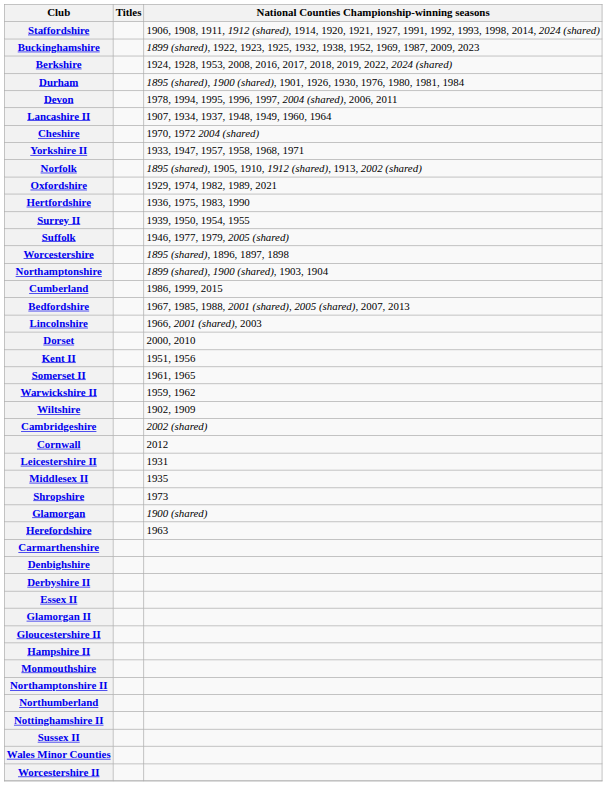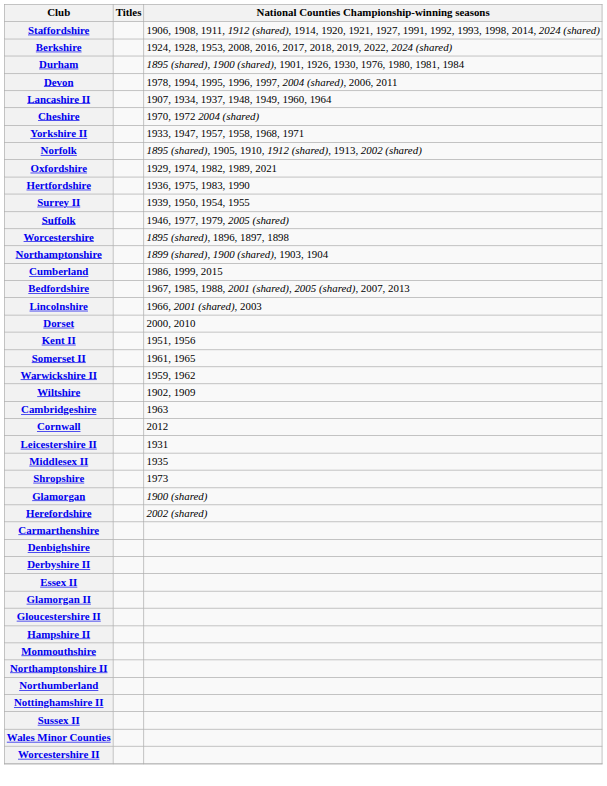- row: (59, 47)
(177, 427) 2002 (shared) -> (157, 409) 1963
(157, 530) 1963 -> (177, 513) 2002 (shared)
